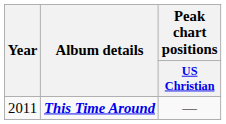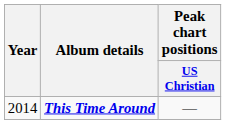(23, 107) 2011 -> (23, 107) 2014
